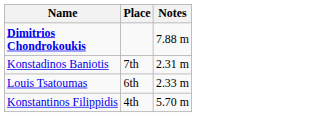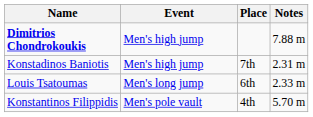+ column: (179, 13)
